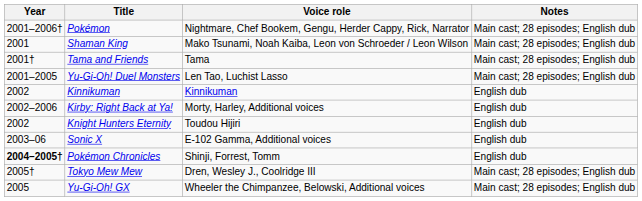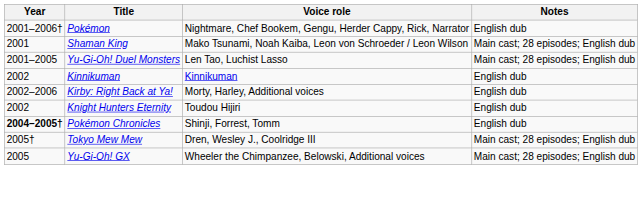(555, 28) Main cast; 28 episodes; English dub -> (500, 28) English dub
- row: (108, 60)
- row: (85, 140)
